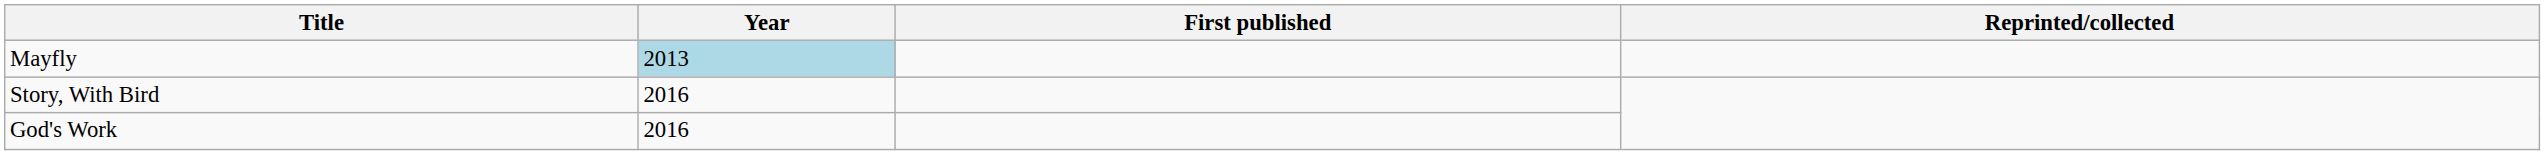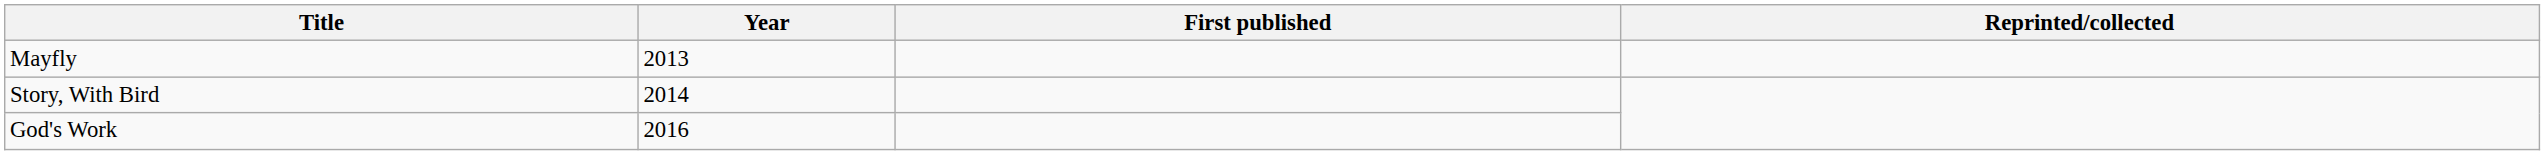(666, 58) lightblue background -> (666, 58) no background
(666, 94) 2016 -> (666, 94) 2014
